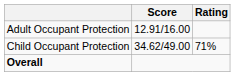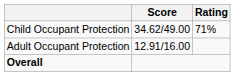rows swapped: (68, 29) <-> (68, 46)
